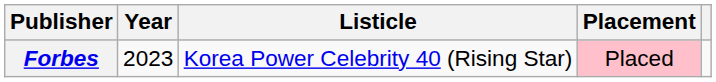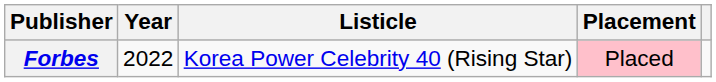(148, 58) 2023 -> (148, 58) 2022
